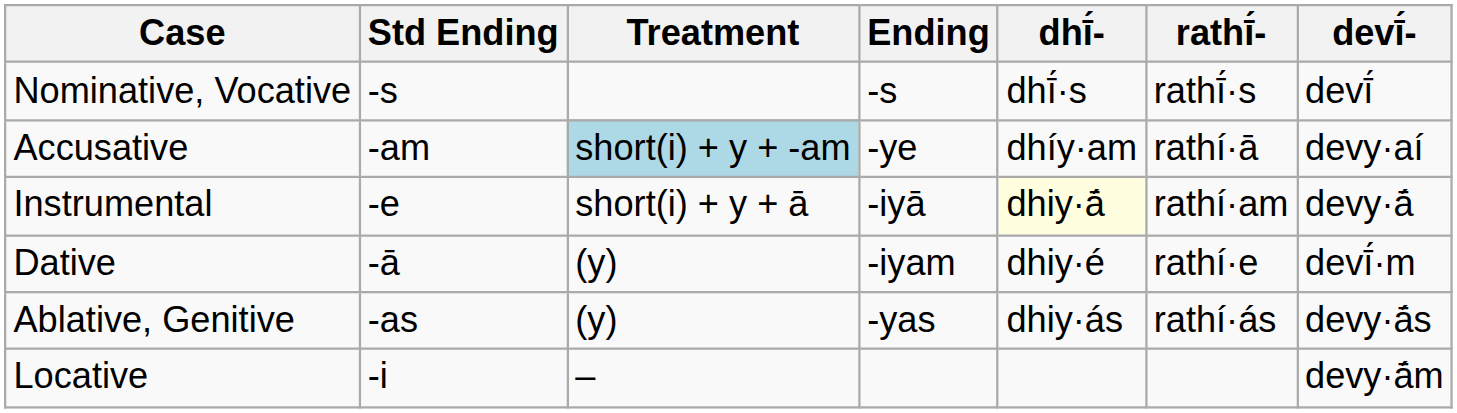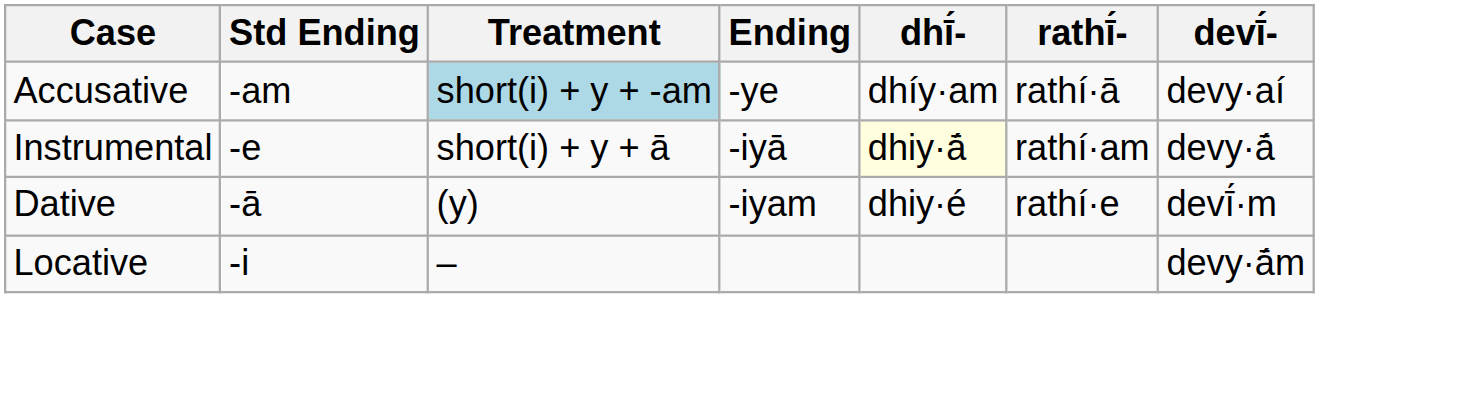- row: (182, 90)
- row: (154, 319)
